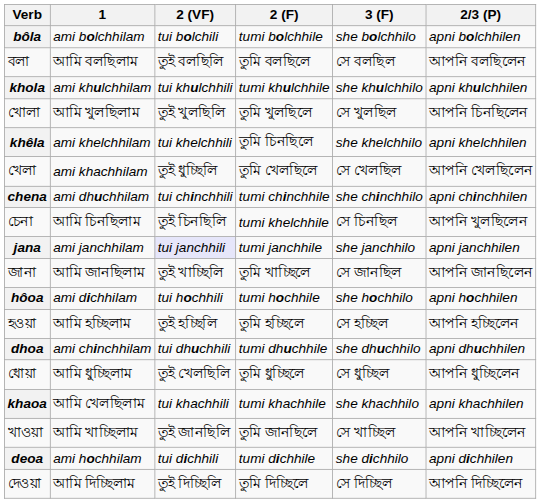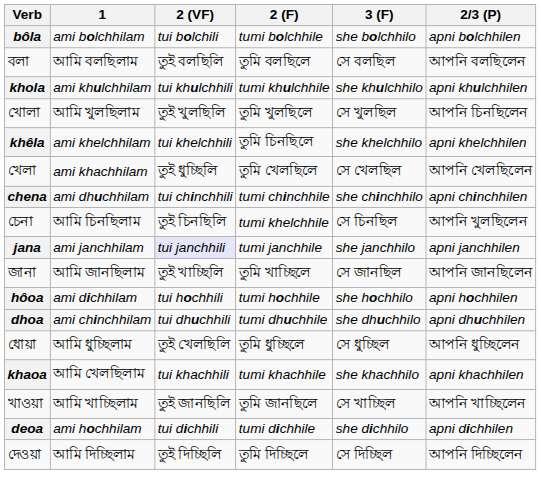- row: (22, 323)
